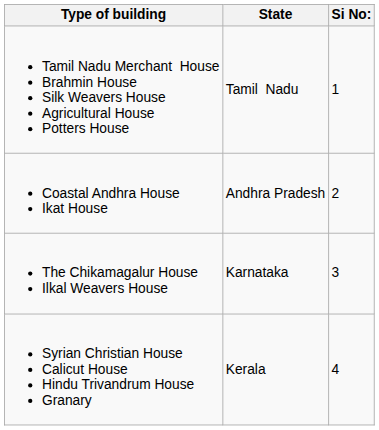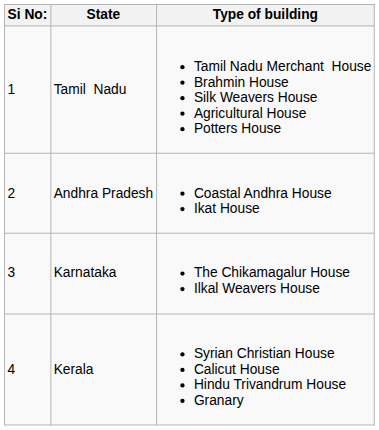columns swapped: (351, 15) <-> (114, 15)
